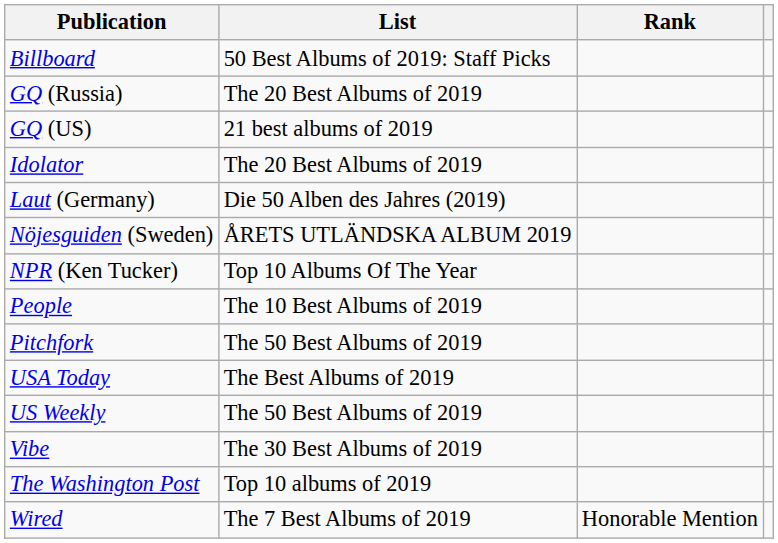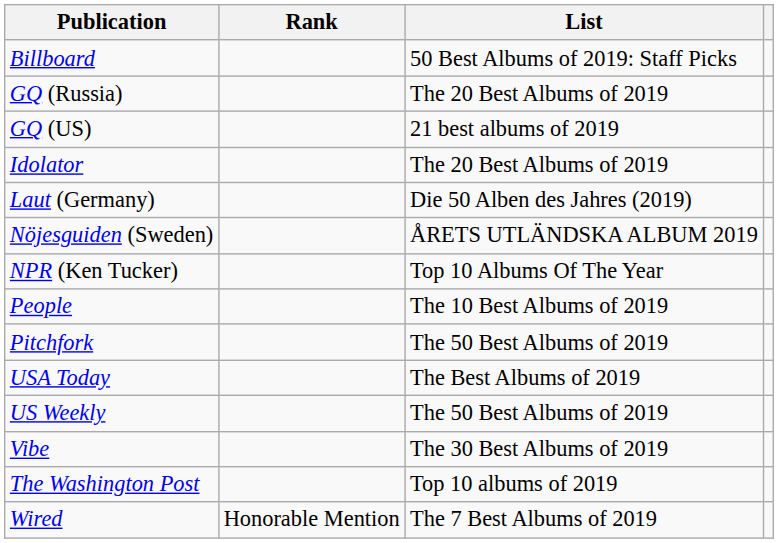columns swapped: (398, 22) <-> (670, 22)
